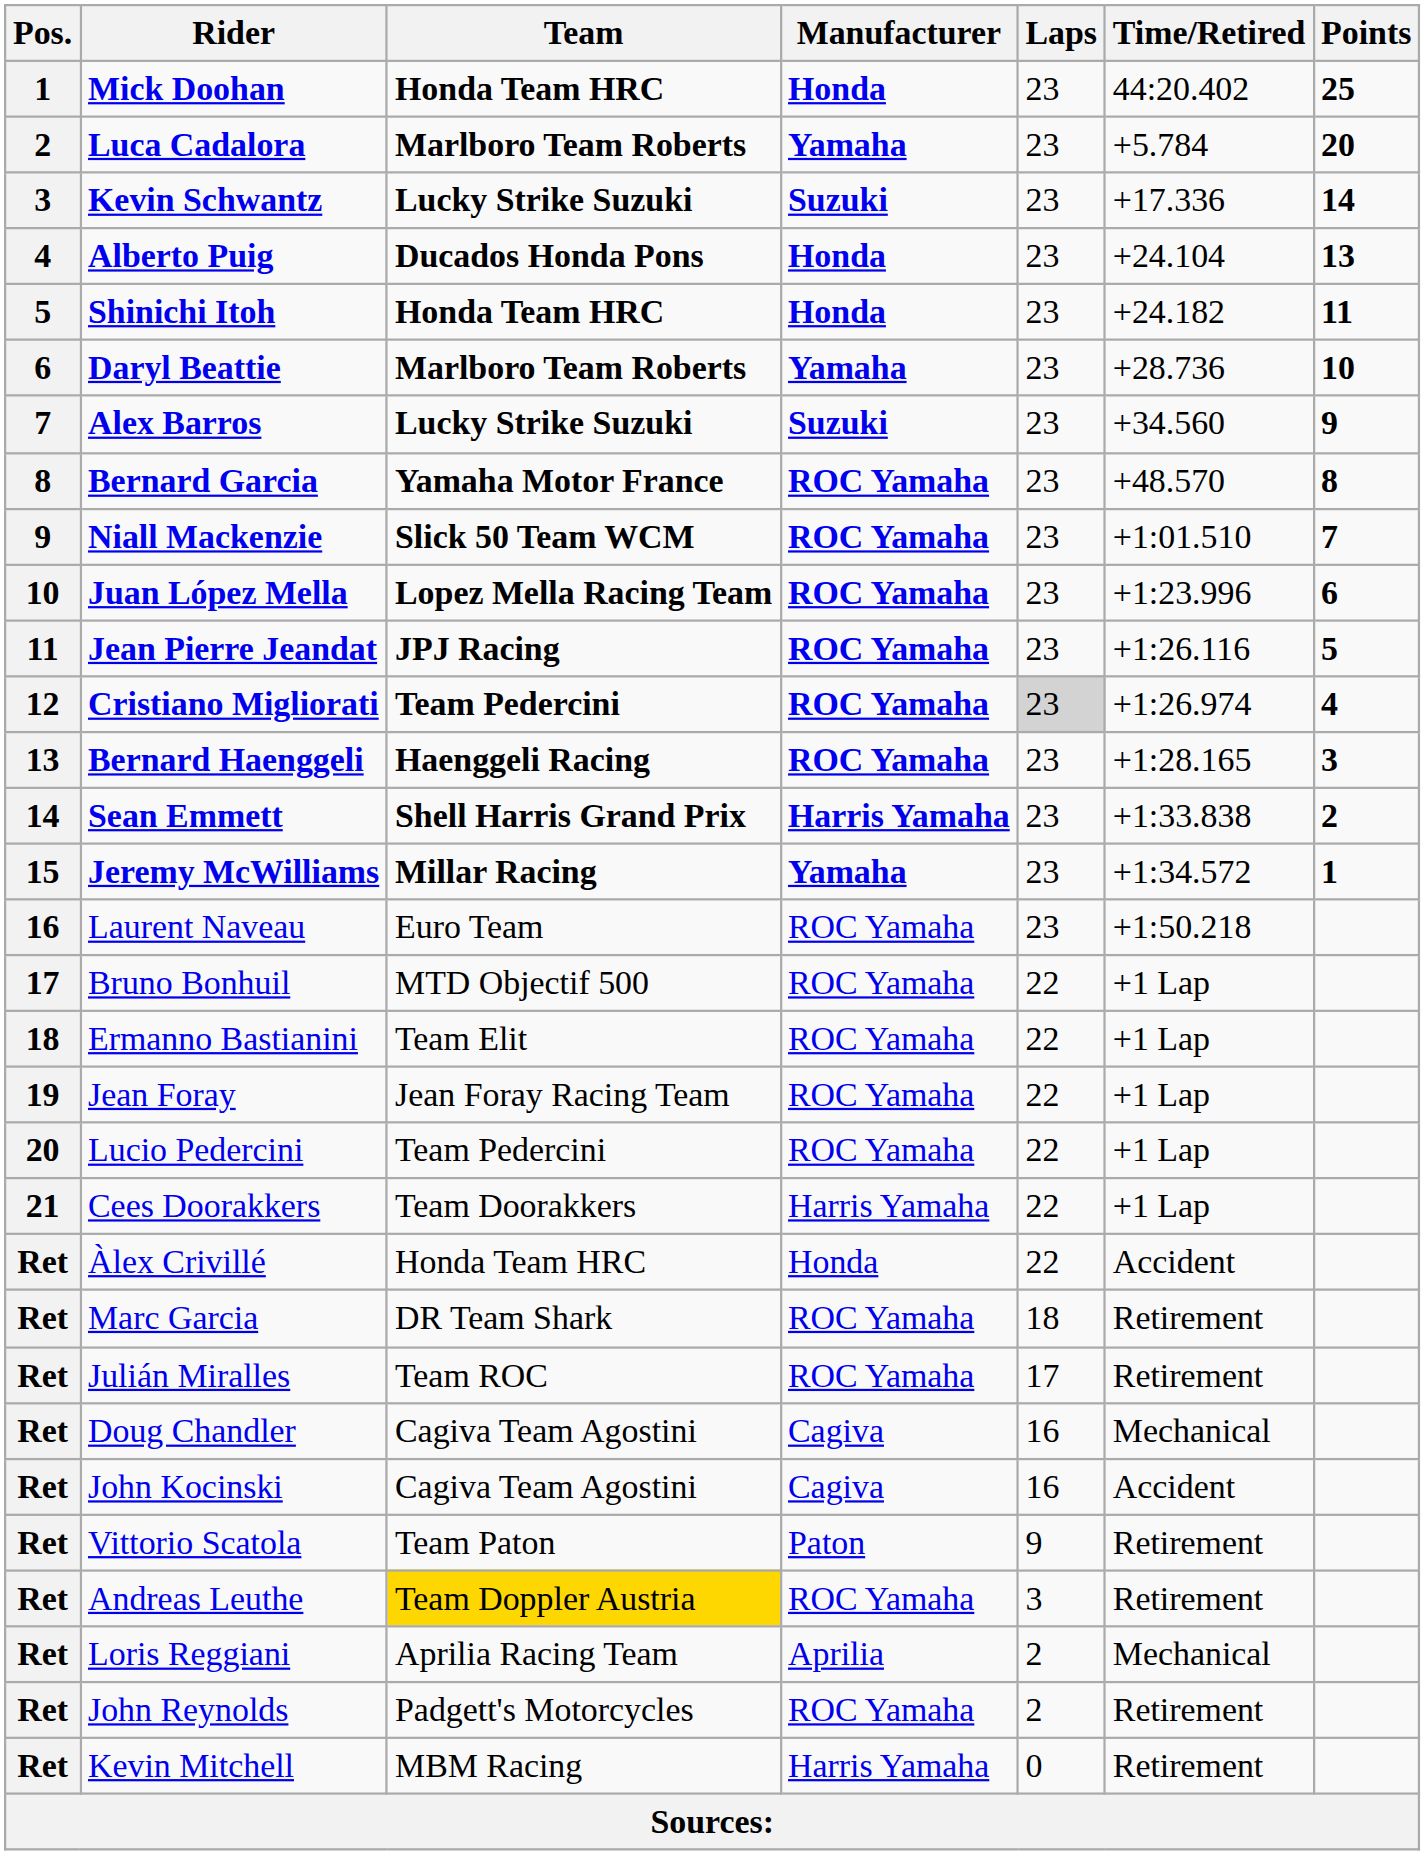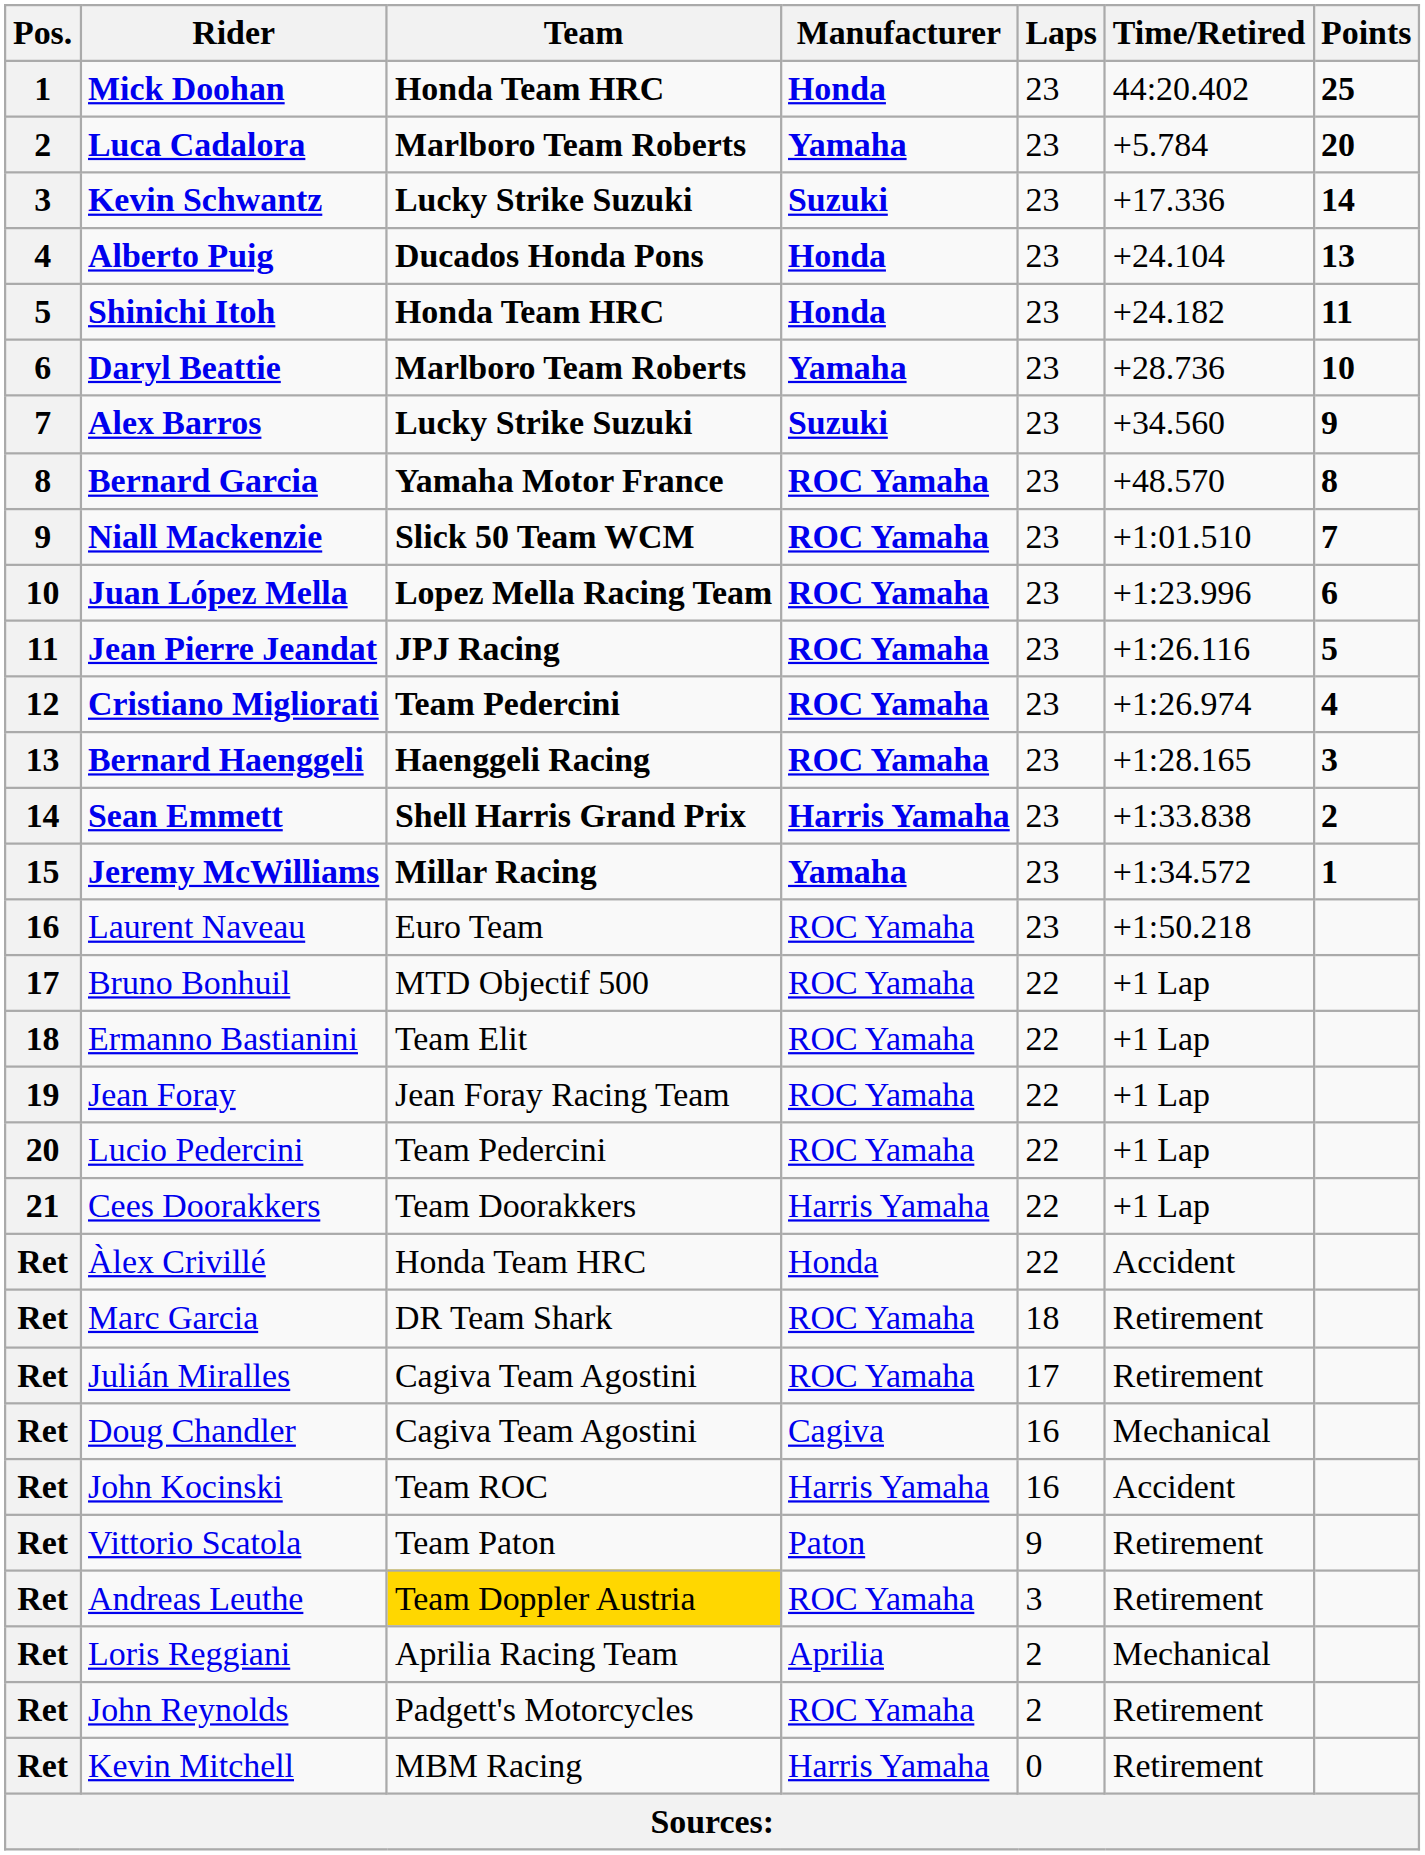(1042, 703) lightgrey background -> (1042, 703) no background
(471, 1373) Team ROC -> (546, 1373) Cagiva Team Agostini
(546, 1485) Cagiva Team Agostini -> (471, 1485) Team ROC
(836, 1485) Cagiva -> (889, 1485) Harris Yamaha
